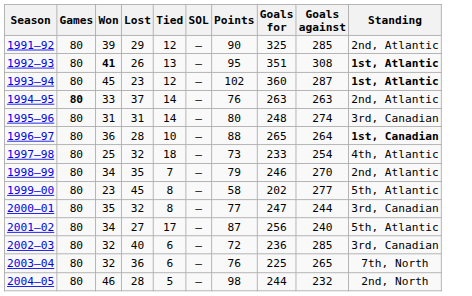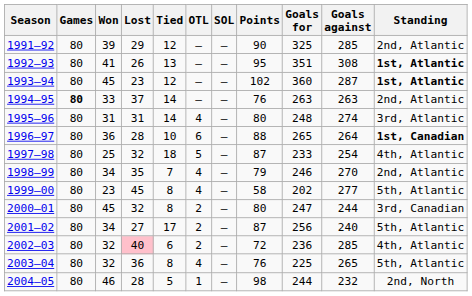+ column: (199, 20)
(109, 63) bold -> (109, 63) normal
(395, 118) 3rd, Canadian -> (420, 118) 3rd, Atlantic
(234, 154) 73 -> (260, 154) 87
(109, 209) 35 -> (109, 209) 45
(234, 209) 77 -> (260, 209) 80
(138, 245) no background -> (138, 245) pink background
(395, 245) 3rd, Canadian -> (420, 245) 4th, Atlantic
(170, 263) 6 -> (170, 263) 8
(395, 263) 7th, North -> (420, 263) 5th, Atlantic
